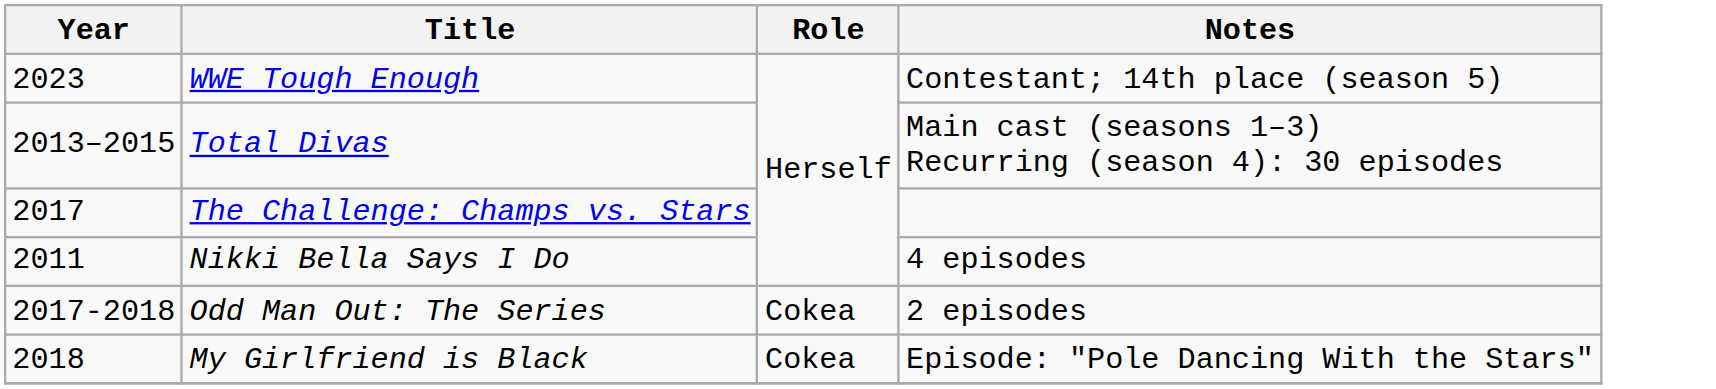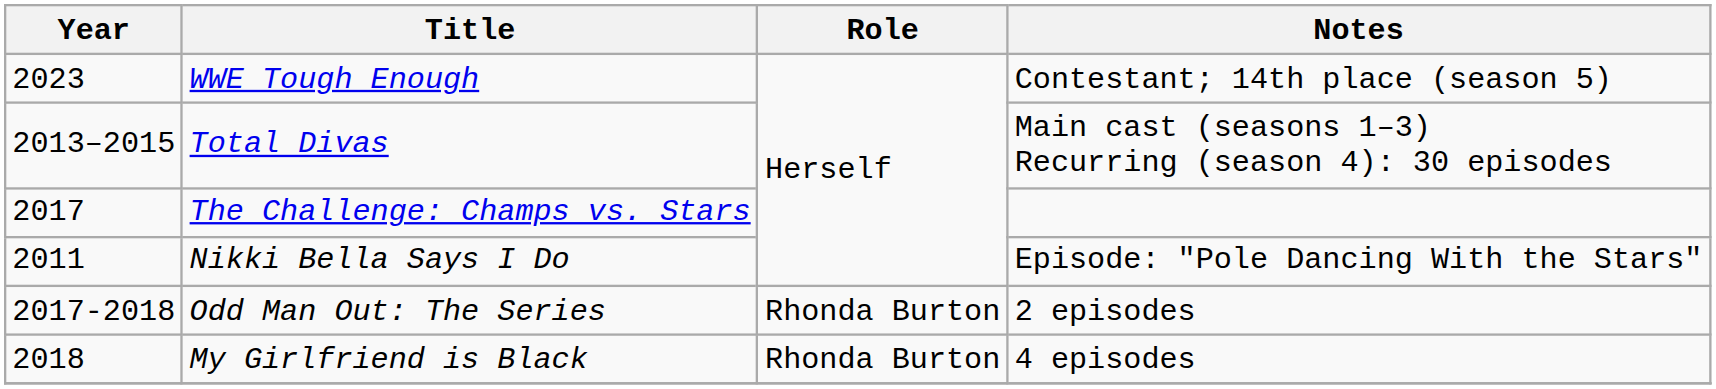(997, 261) 4 episodes -> (1359, 261) Episode: "Pole Dancing With the Stars"
(810, 310) Cokea -> (883, 310) Rhonda Burton
(810, 359) Cokea -> (883, 359) Rhonda Burton
(1250, 359) Episode: "Pole Dancing With the Stars" -> (1105, 359) 4 episodes
